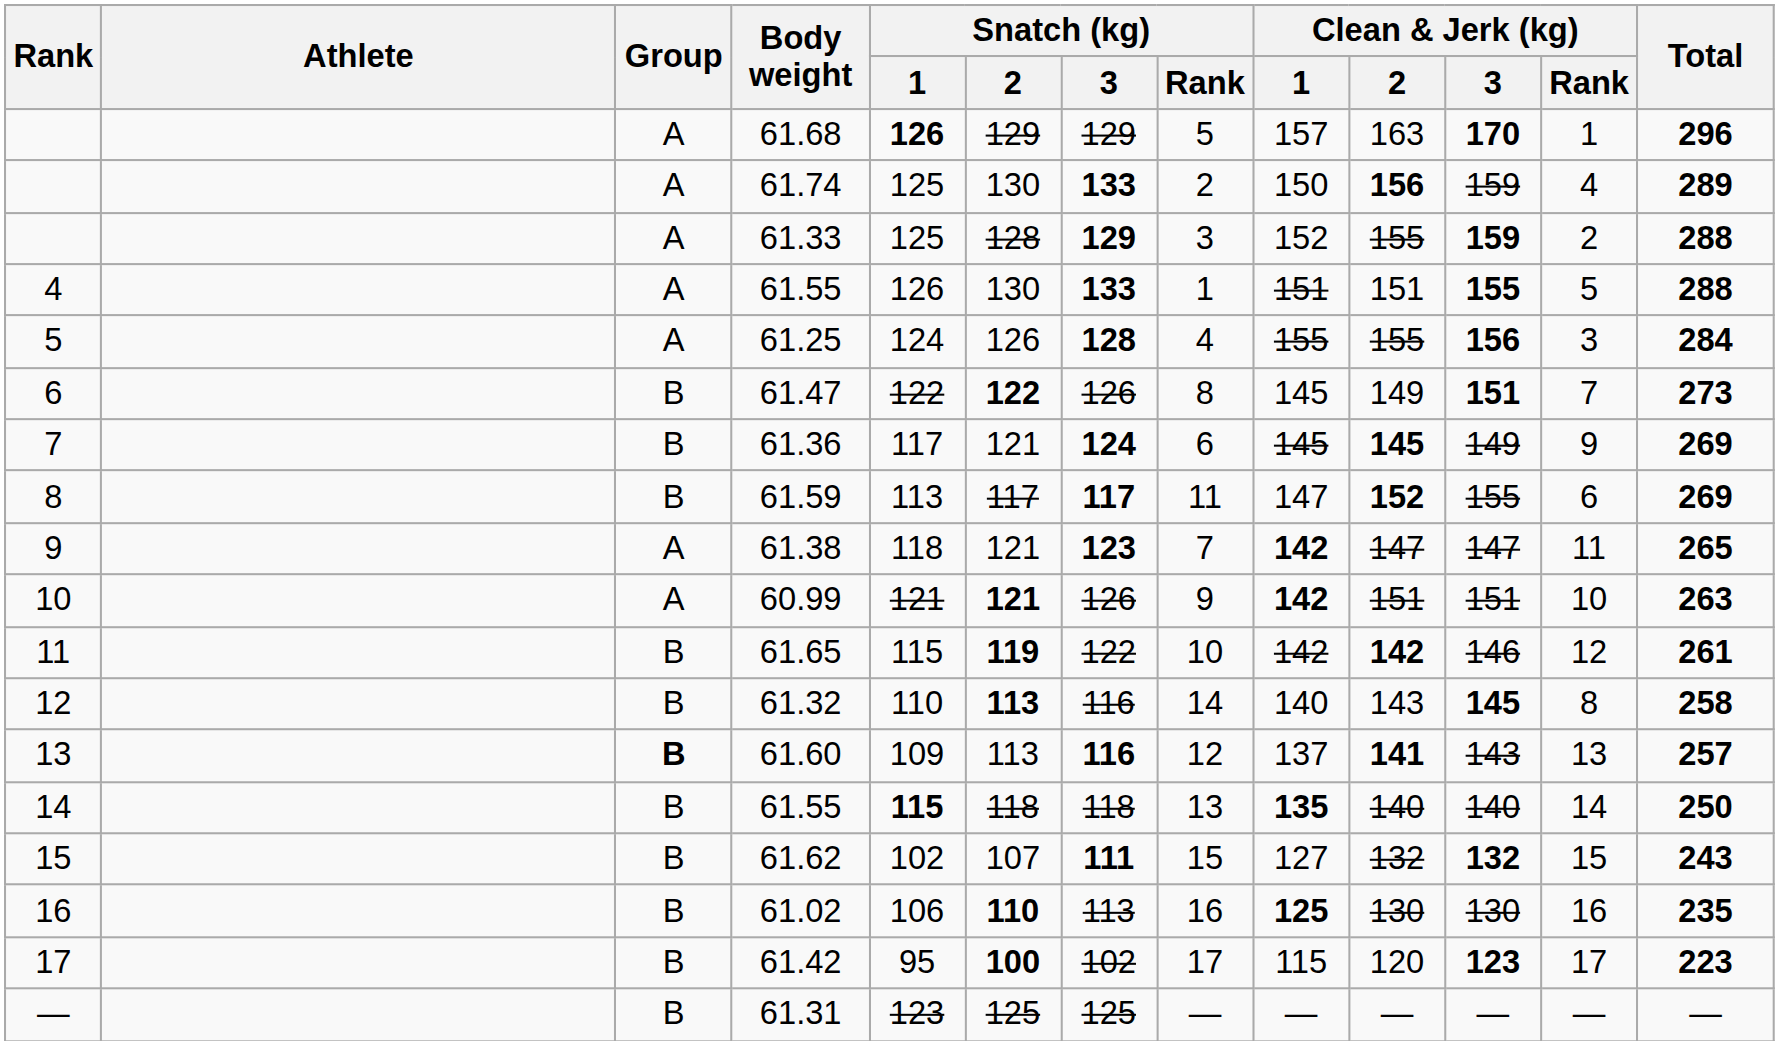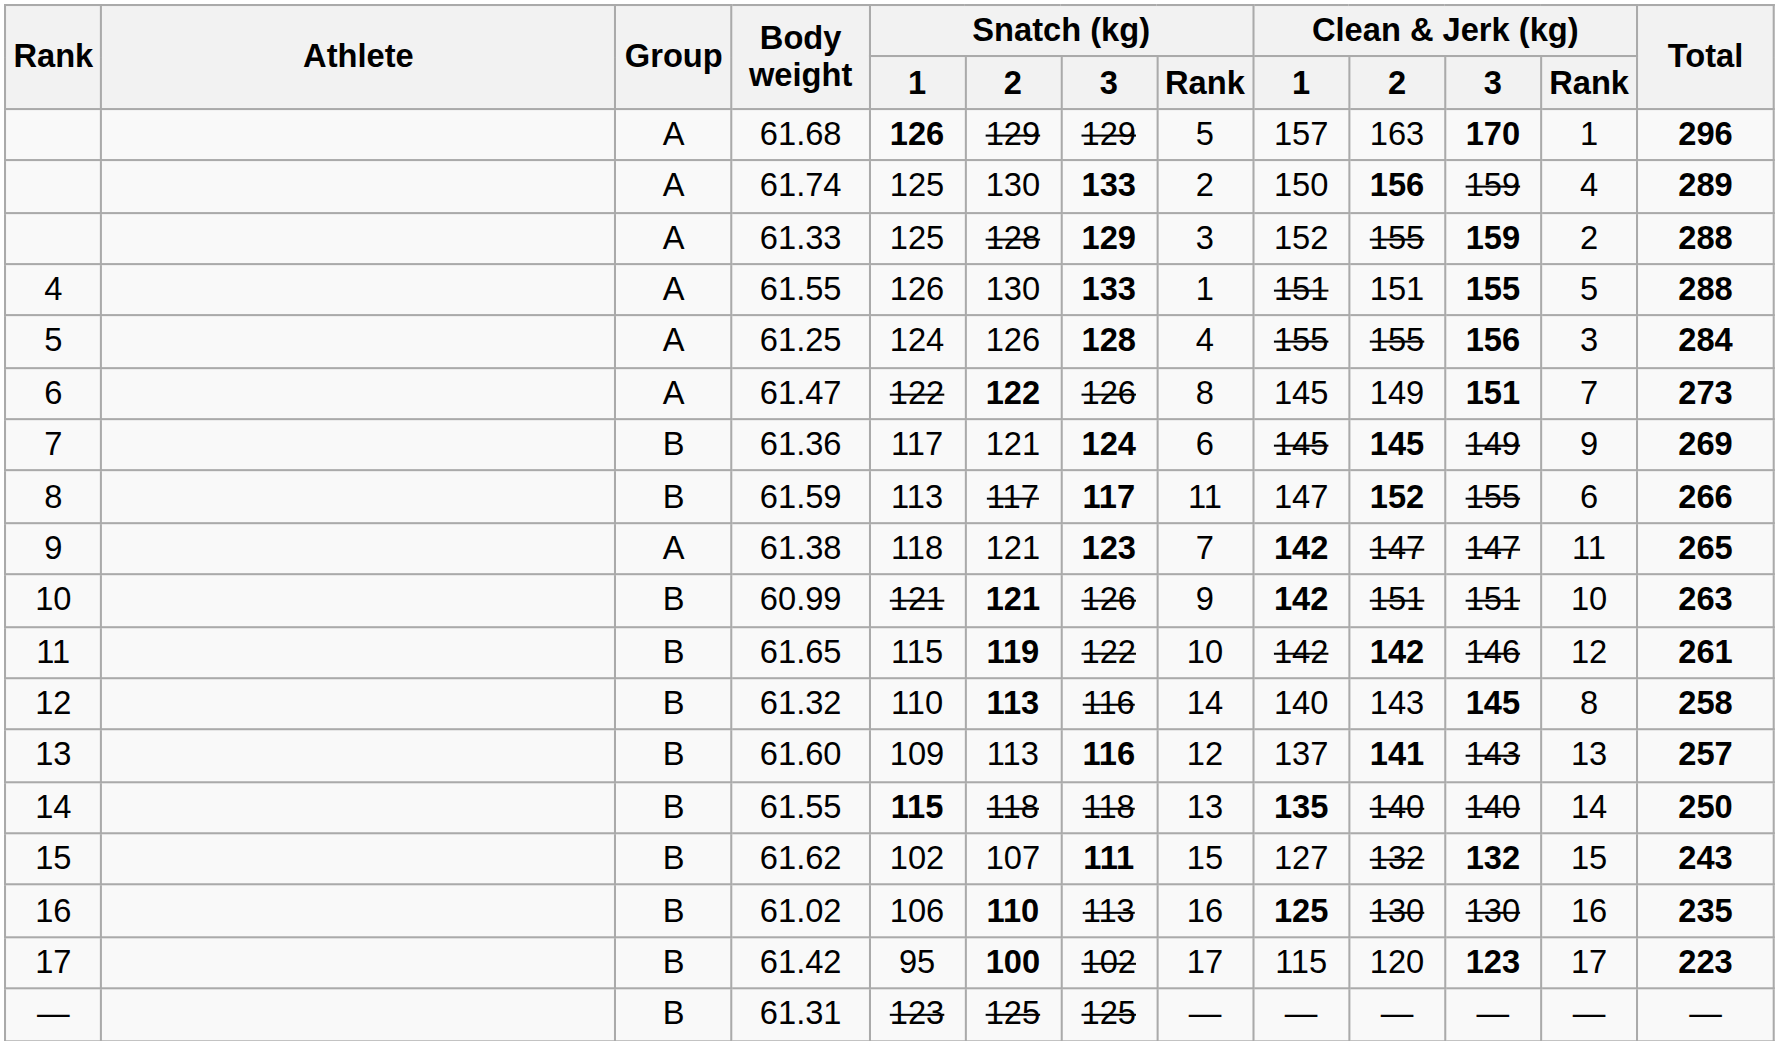(674, 392) B -> (674, 392) A
(1706, 496) 269 -> (1706, 496) 266
(674, 599) A -> (674, 599) B
(674, 755) bold -> (674, 755) normal
